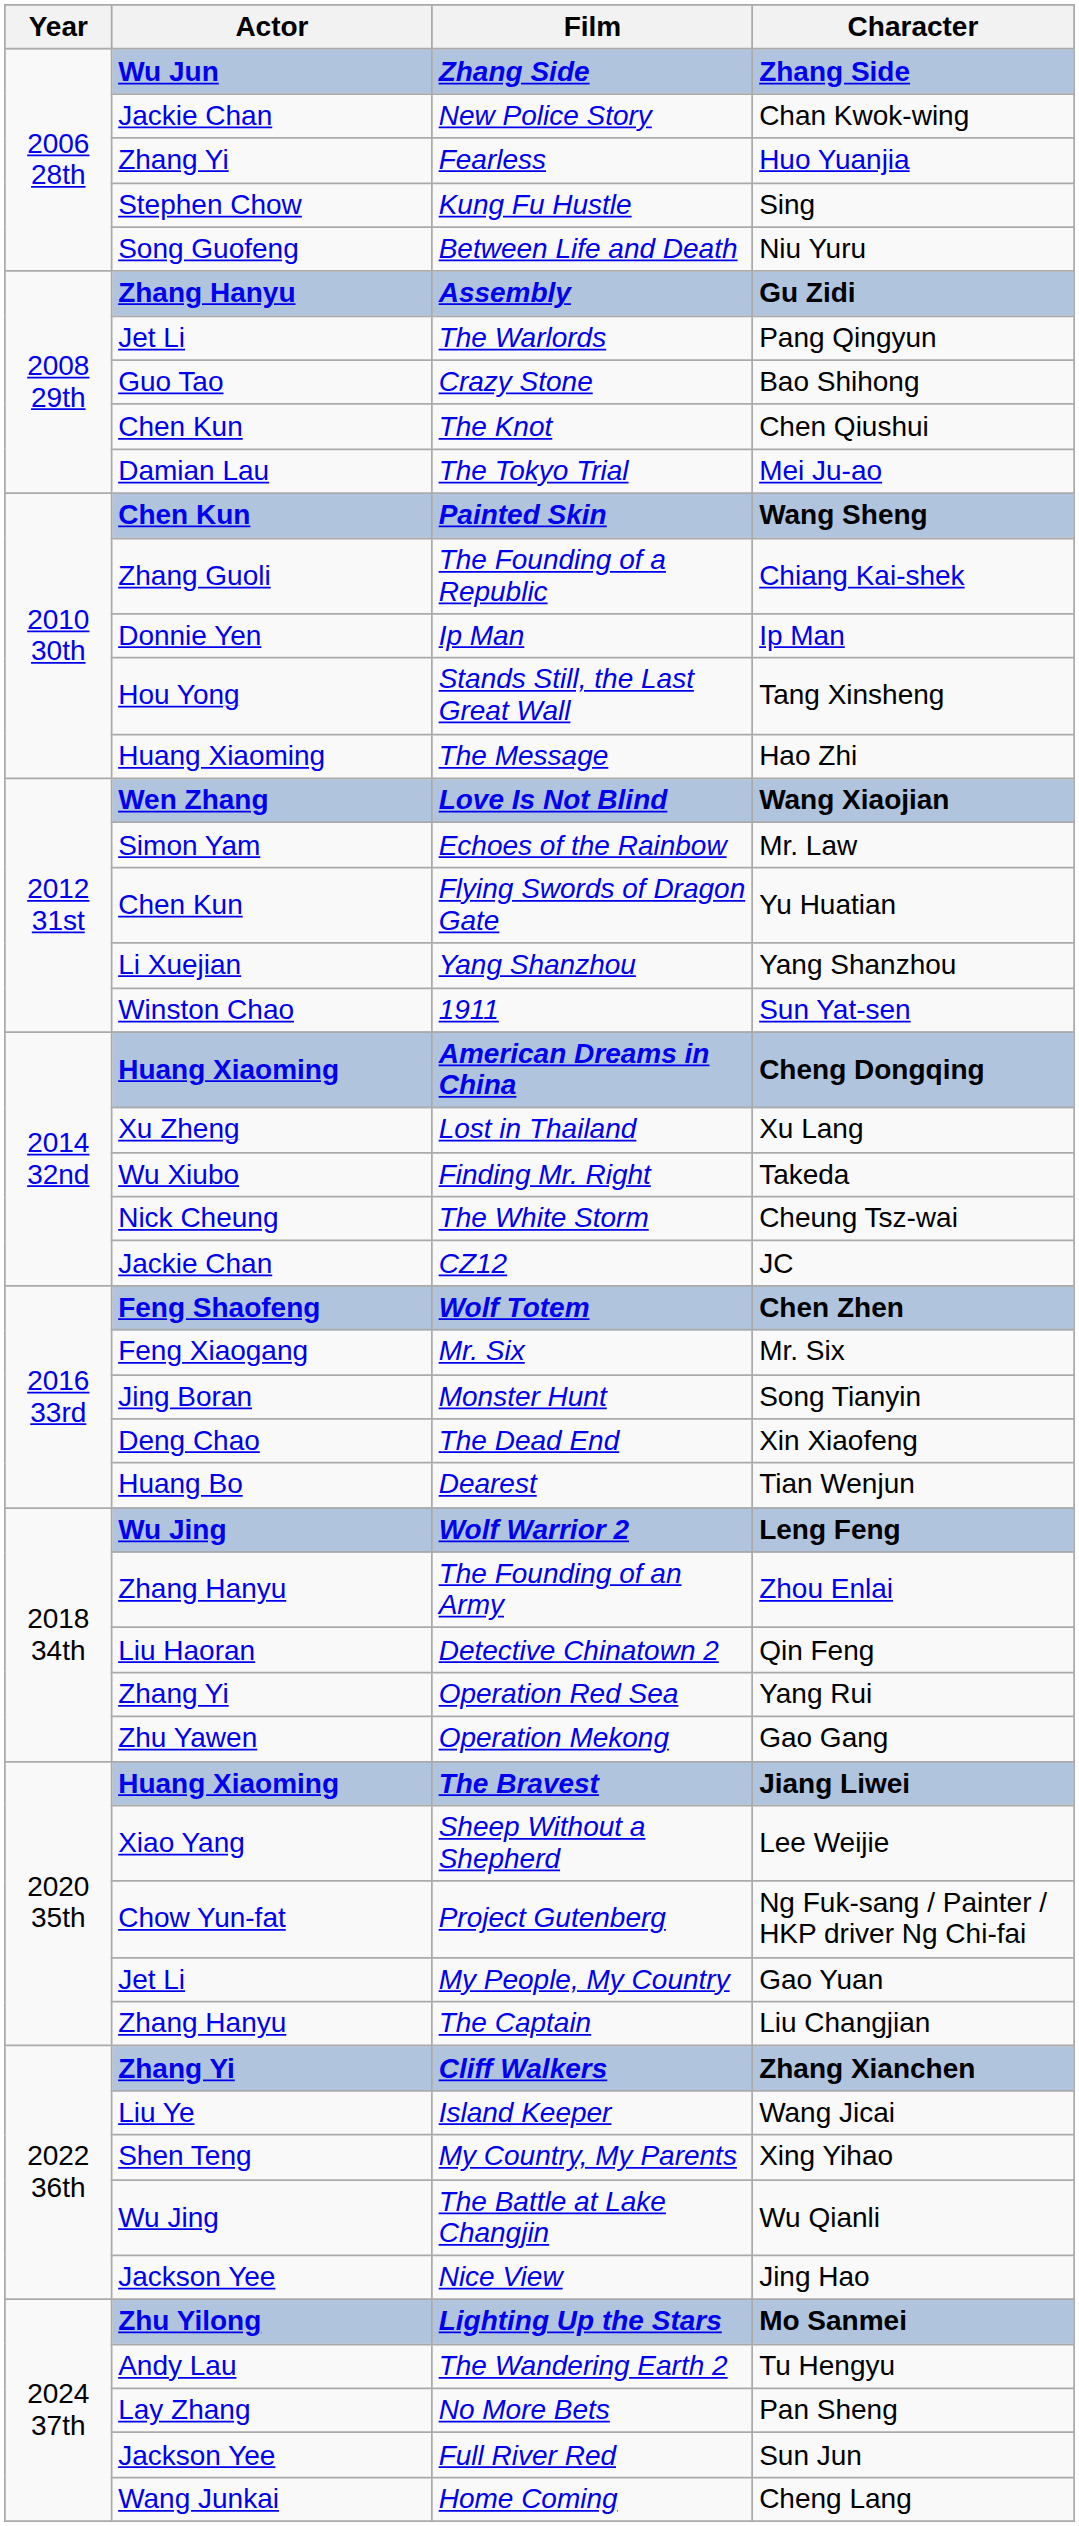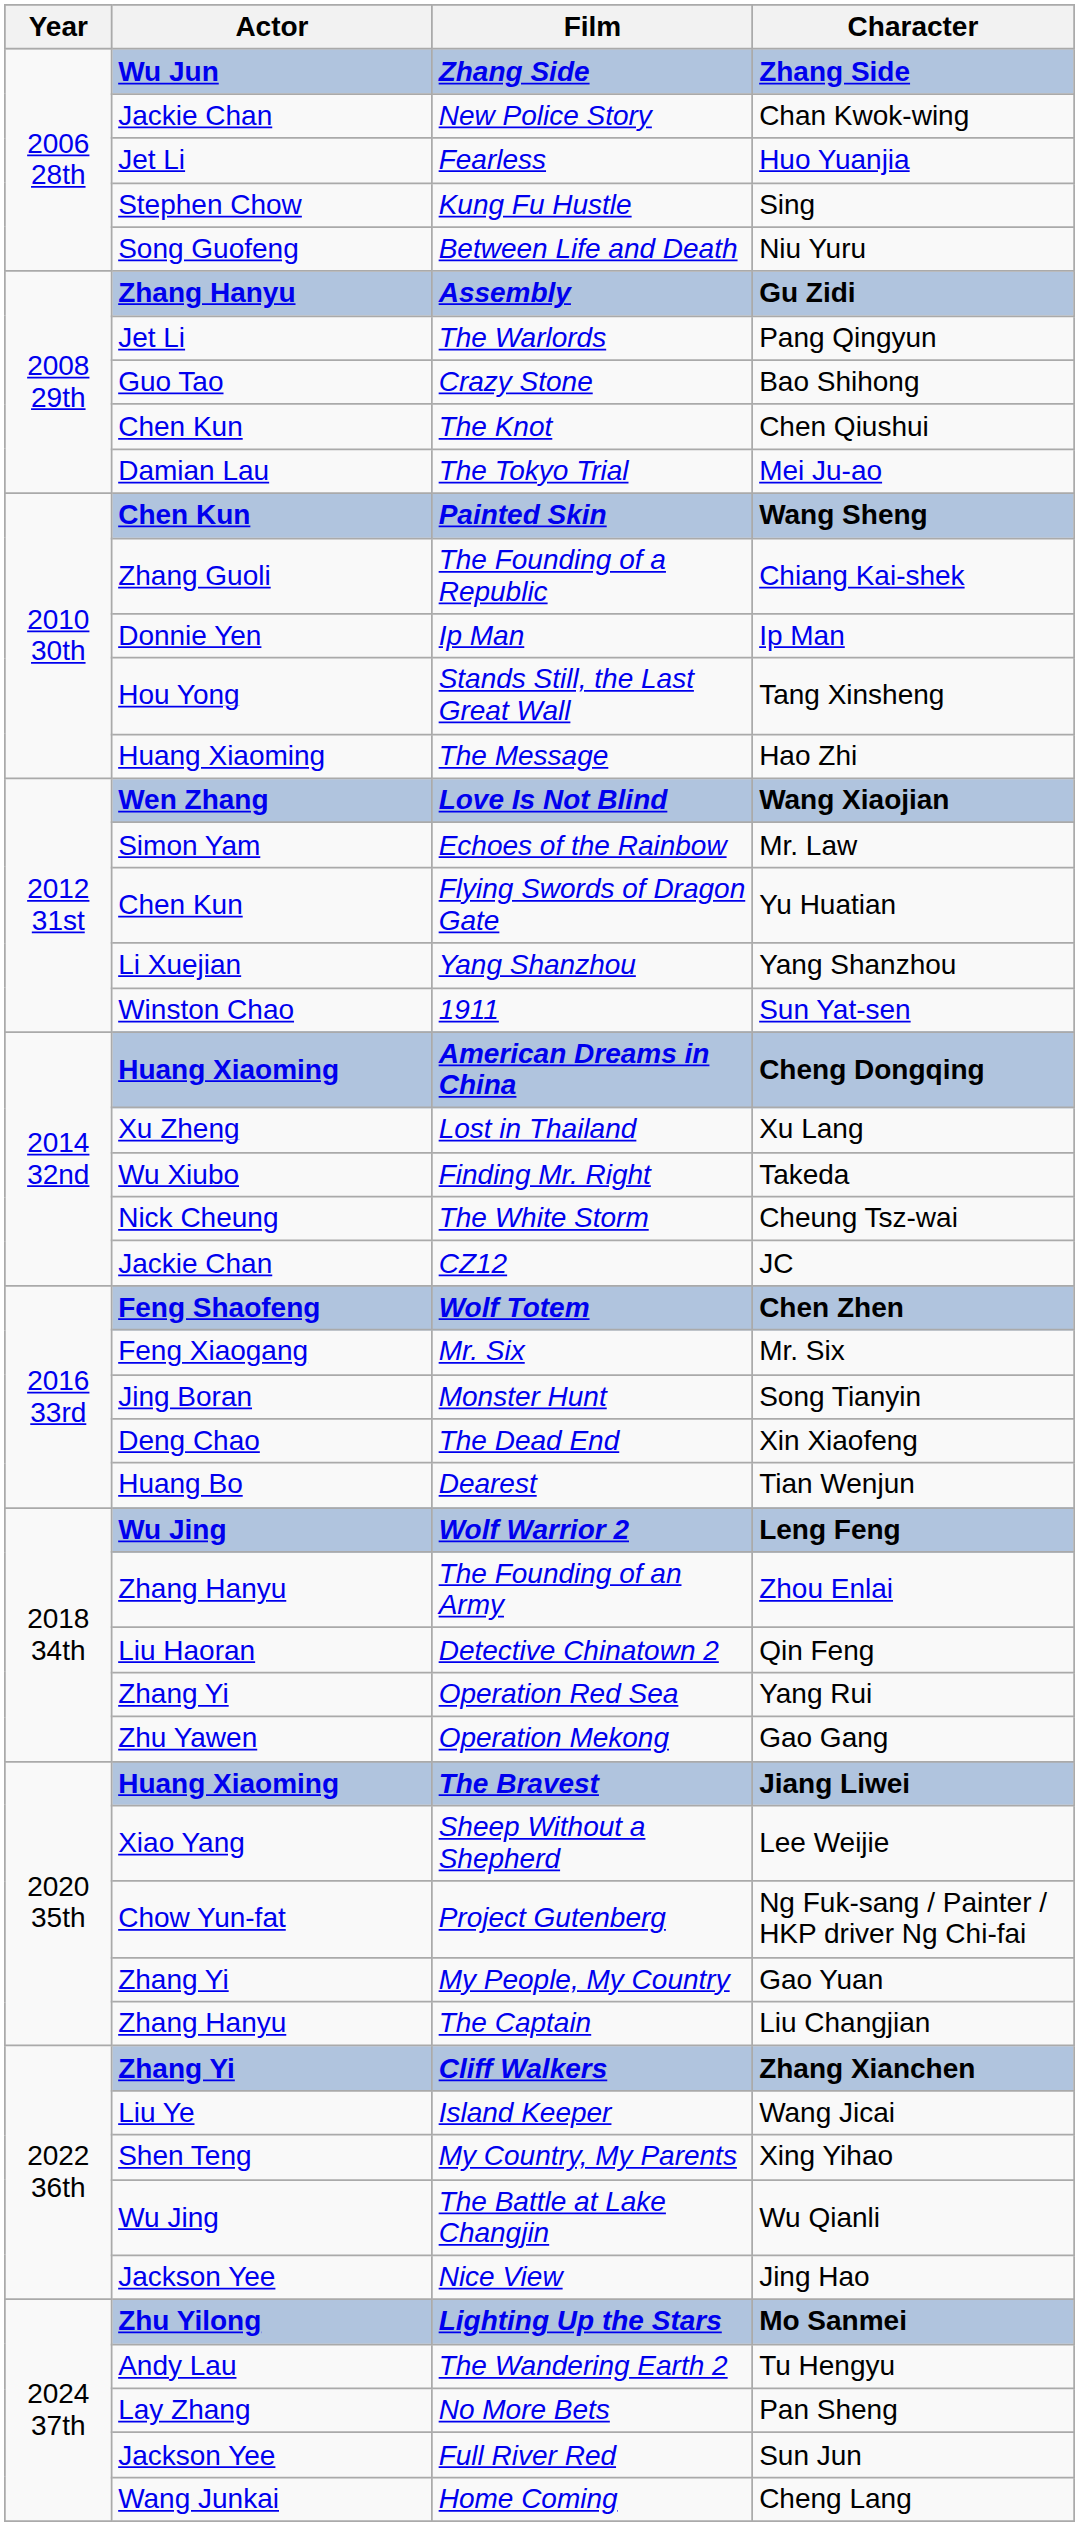(173, 159) Zhang Yi -> (152, 159) Jet Li
(152, 1979) Jet Li -> (173, 1979) Zhang Yi
